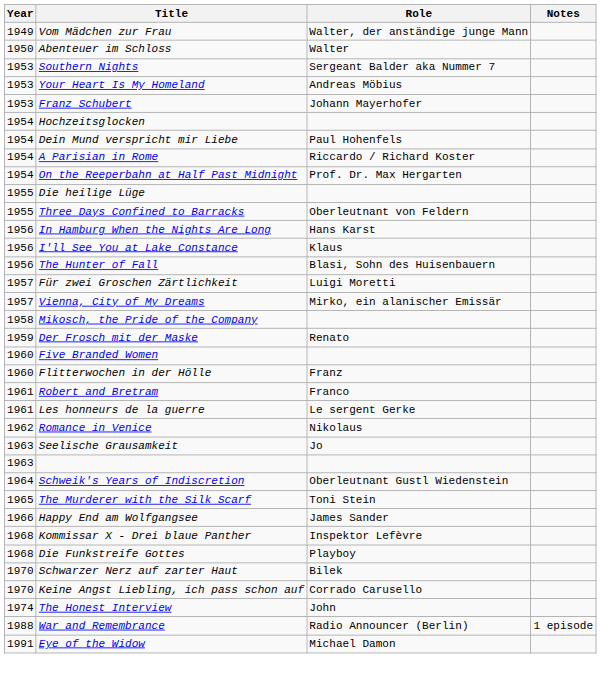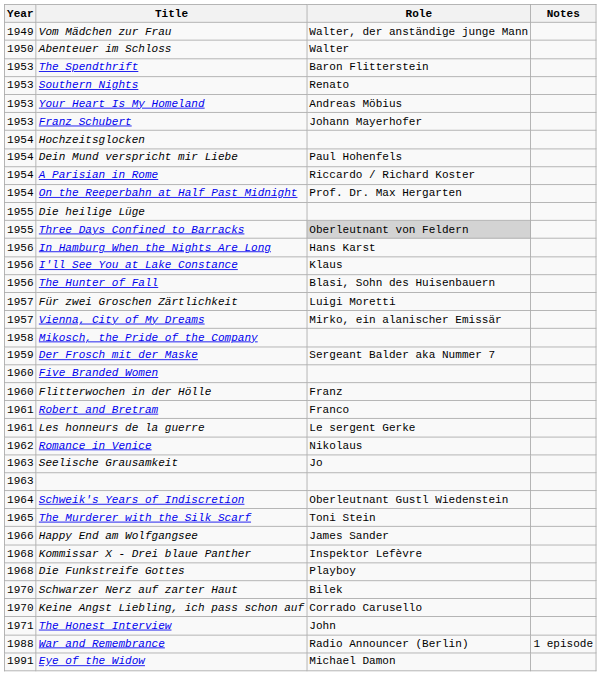+ row: (89, 67)
(402, 67) Sergeant Balder aka Nummer 7 -> (329, 85) Renato
(389, 212) no background -> (389, 230) lightgrey background
(329, 338) Renato -> (402, 356) Sergeant Balder aka Nummer 7
(20, 608) 1974 -> (20, 626) 1971
